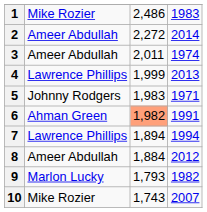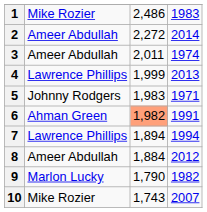(149, 177) 1,793 -> (149, 177) 1,790
